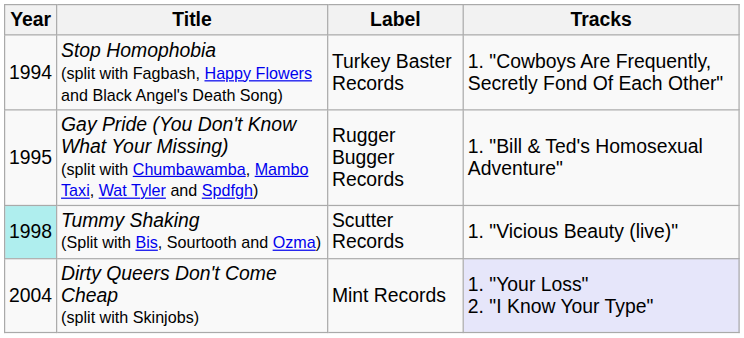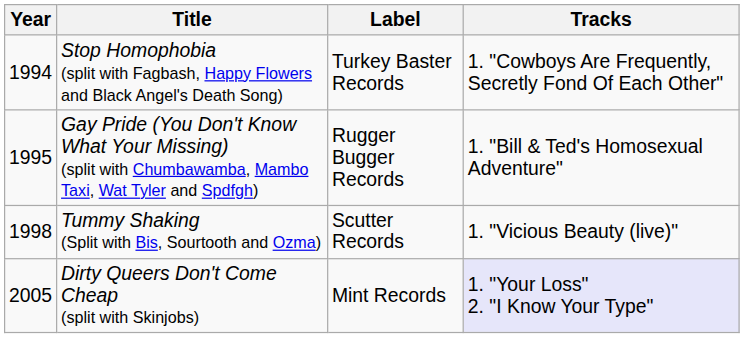(31, 231) paleturquoise background -> (31, 231) no background
(31, 295) 2004 -> (31, 295) 2005
